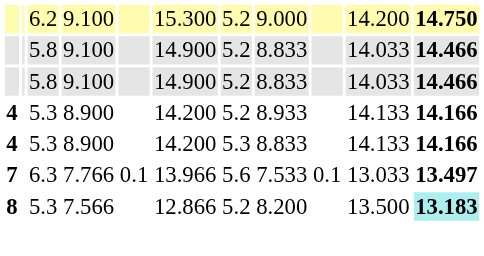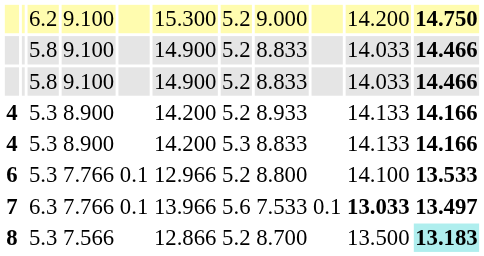+ row: (12, 175)
(378, 175) normal -> (378, 206) bold
(282, 206) 8.200 -> (282, 237) 8.700
